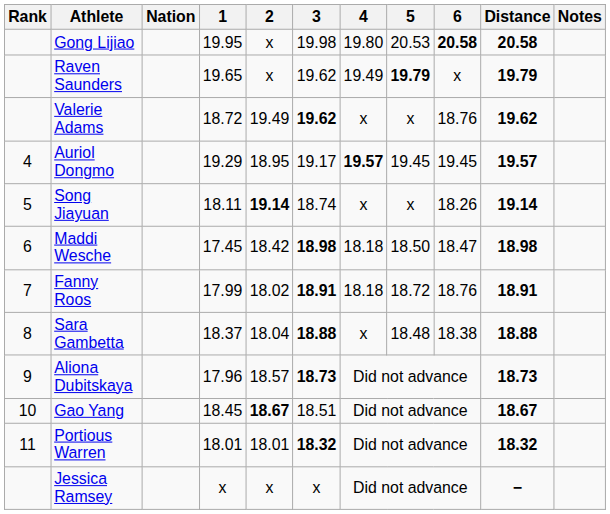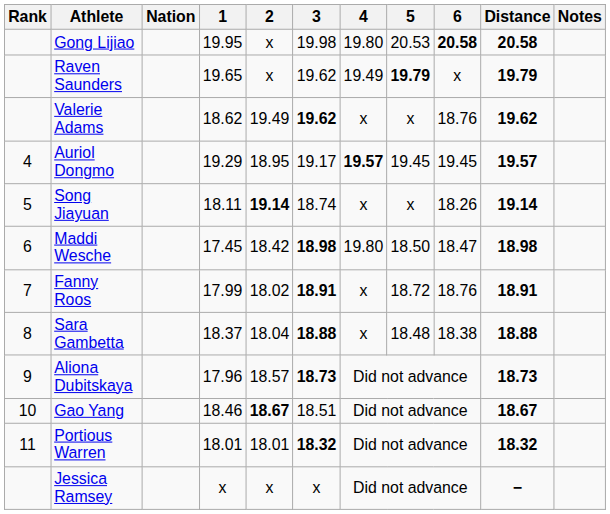(223, 119) 18.72 -> (223, 119) 18.62
(363, 247) 18.18 -> (363, 247) 19.80
(363, 290) 18.18 -> (363, 290) x
(223, 410) 18.45 -> (223, 410) 18.46
